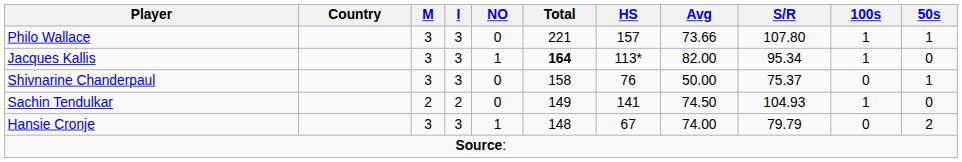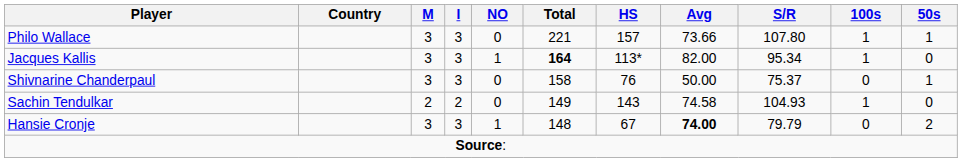(628, 102) 141 -> (628, 102) 143
(699, 102) 74.50 -> (699, 102) 74.58
(699, 124) normal -> (699, 124) bold
